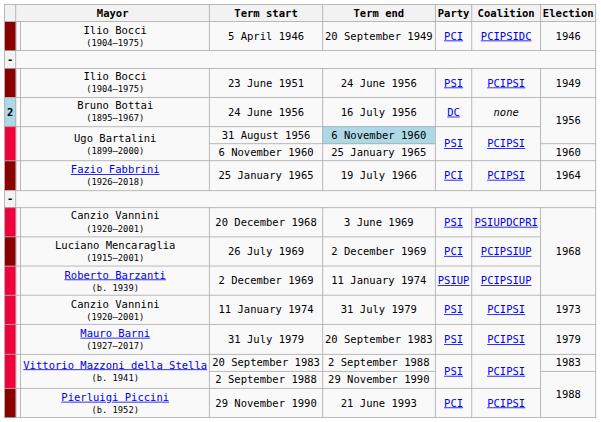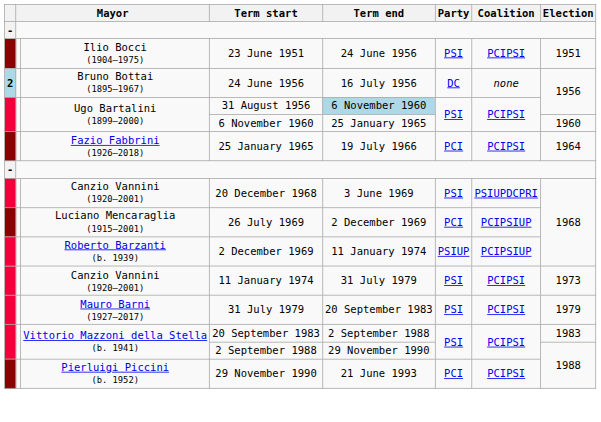- row: (115, 36)
(568, 83) 1949 -> (568, 53) 1951
